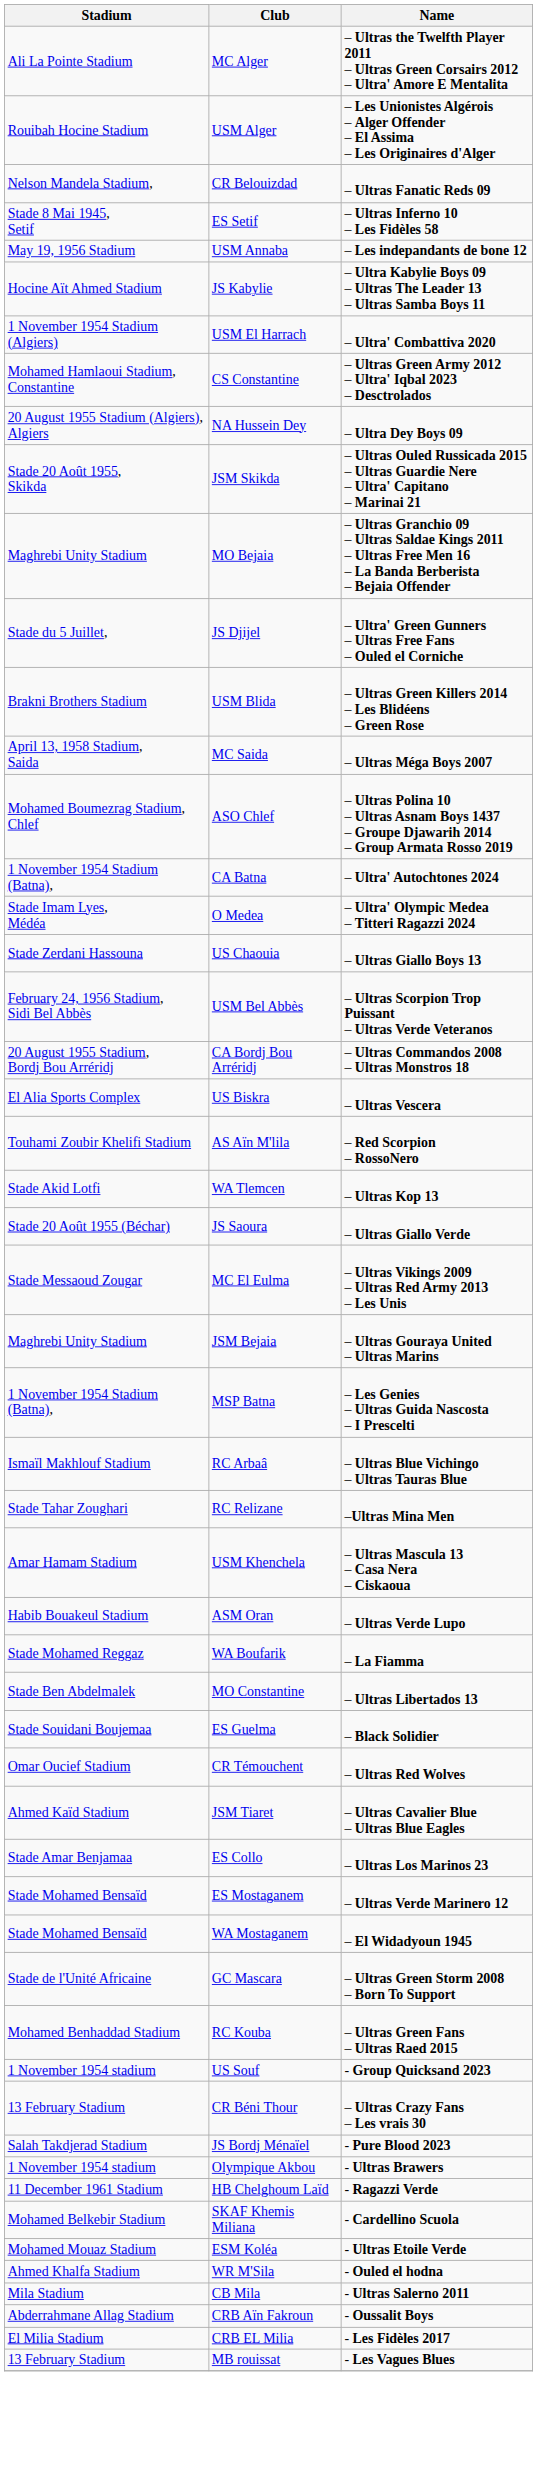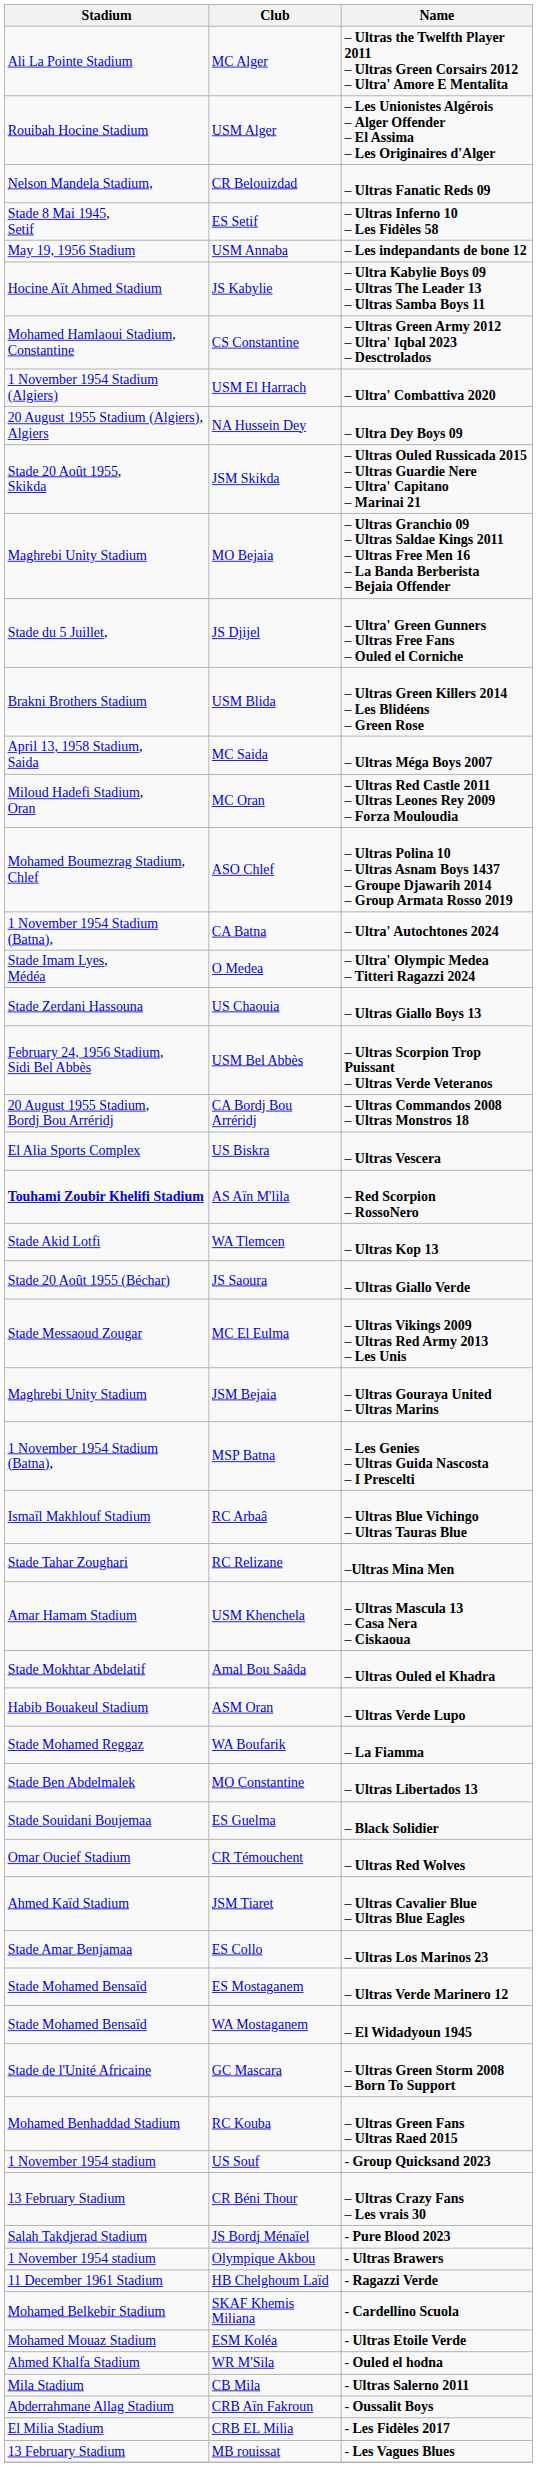rows swapped: (255, 380) <-> (259, 334)
+ row: (238, 800)
(99, 1143) normal -> (106, 1196) bold
+ row: (259, 1669)
